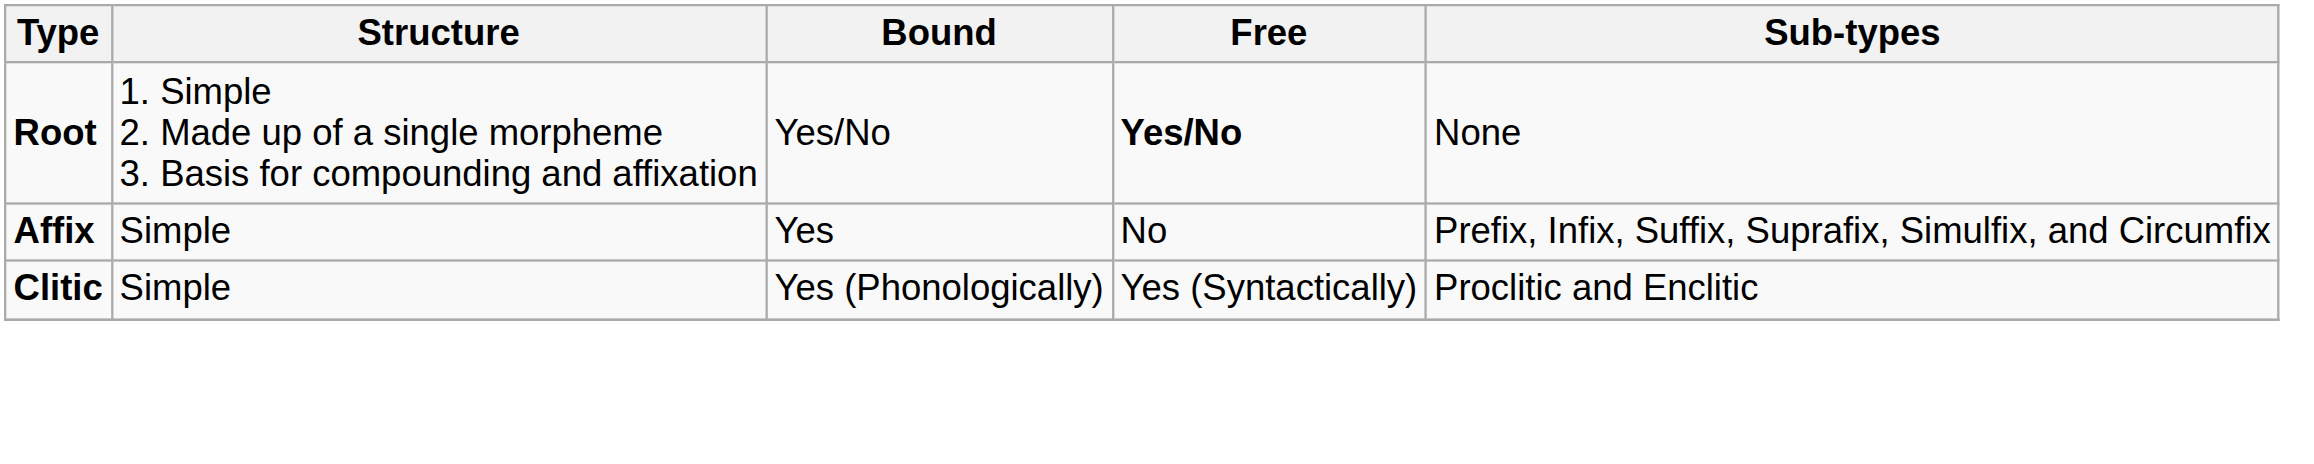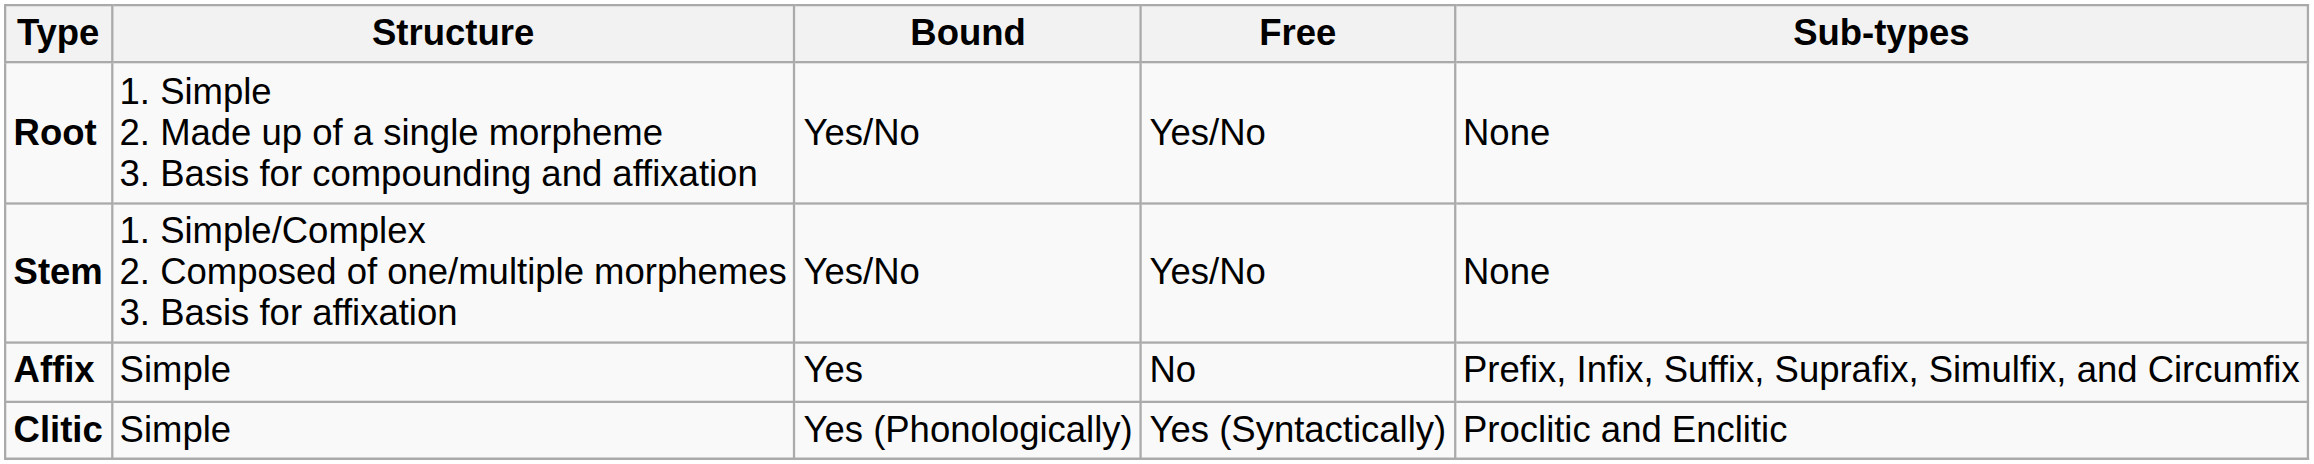(1181, 132) bold -> (1208, 132) normal
+ row: (58, 272)
